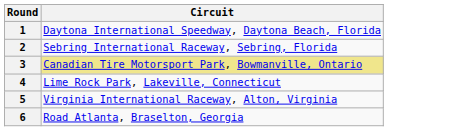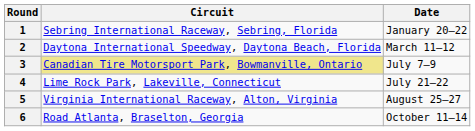+ column: (427, 13)
(212, 30) Daytona International Speedway, Daytona Beach, Florida -> (190, 30) Sebring International Raceway, Sebring, Florida
(190, 48) Sebring International Raceway, Sebring, Florida -> (212, 48) Daytona International Speedway, Daytona Beach, Florida
